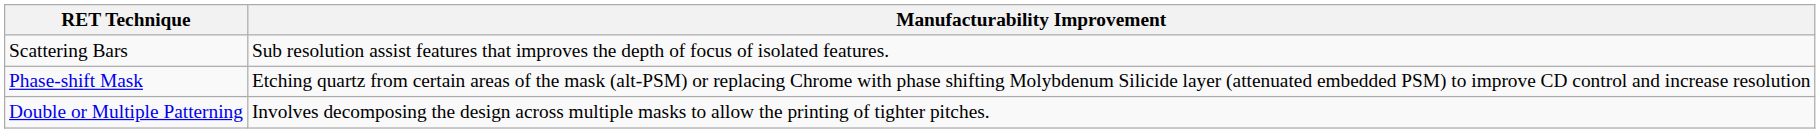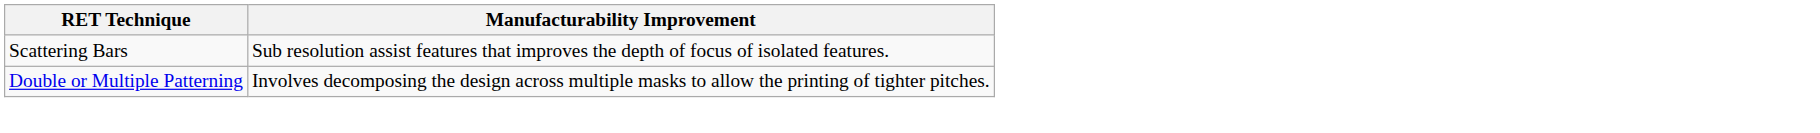- row: (76, 81)
